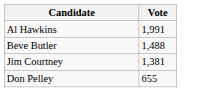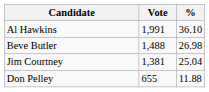+ column: (191, 12)
